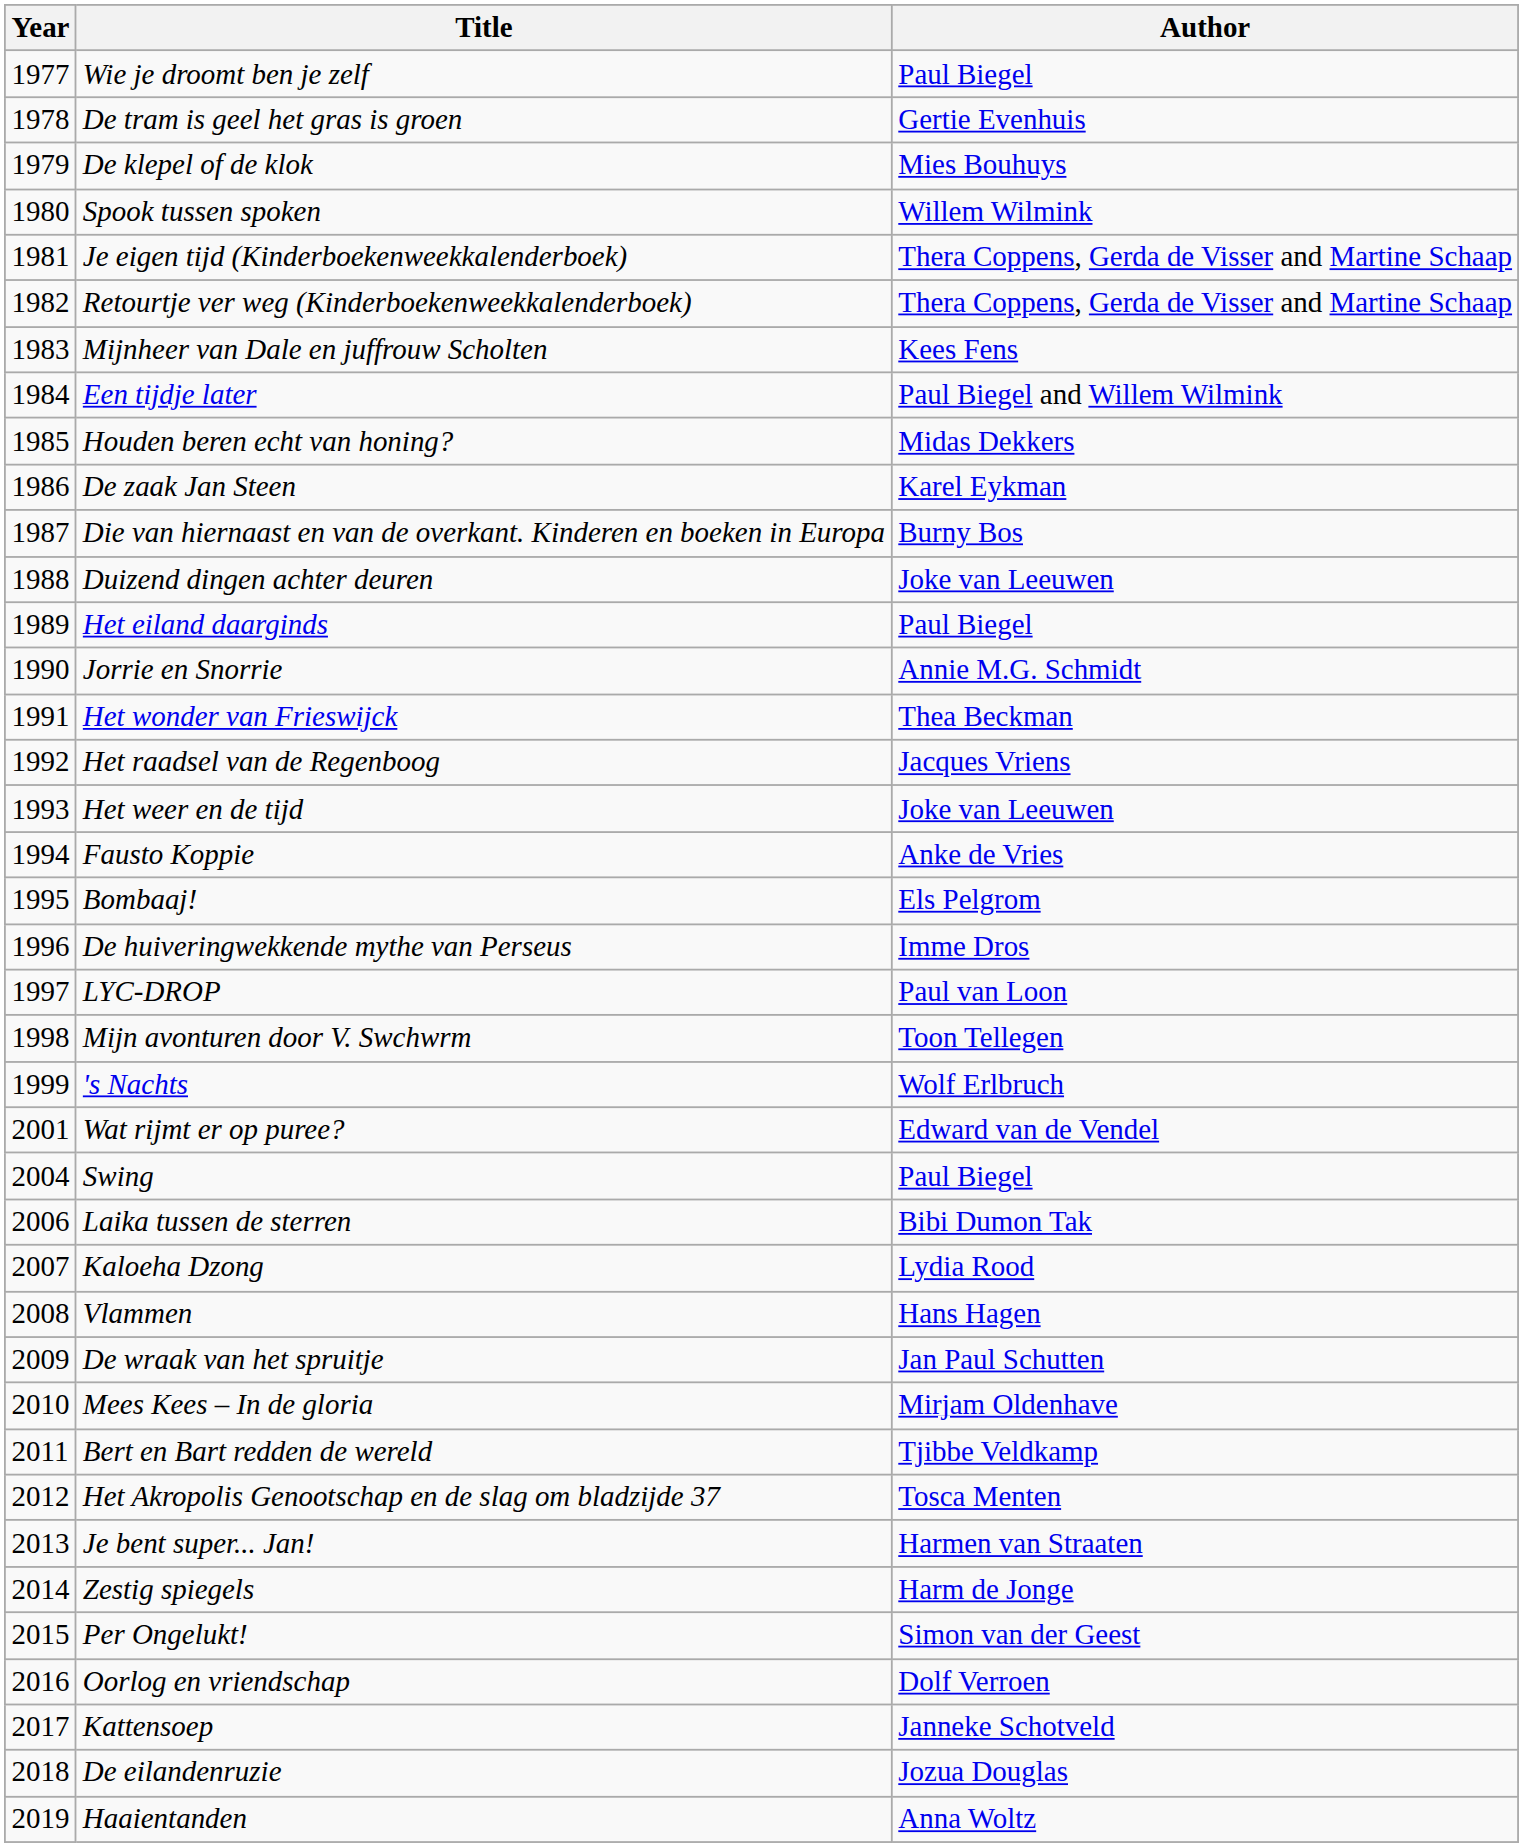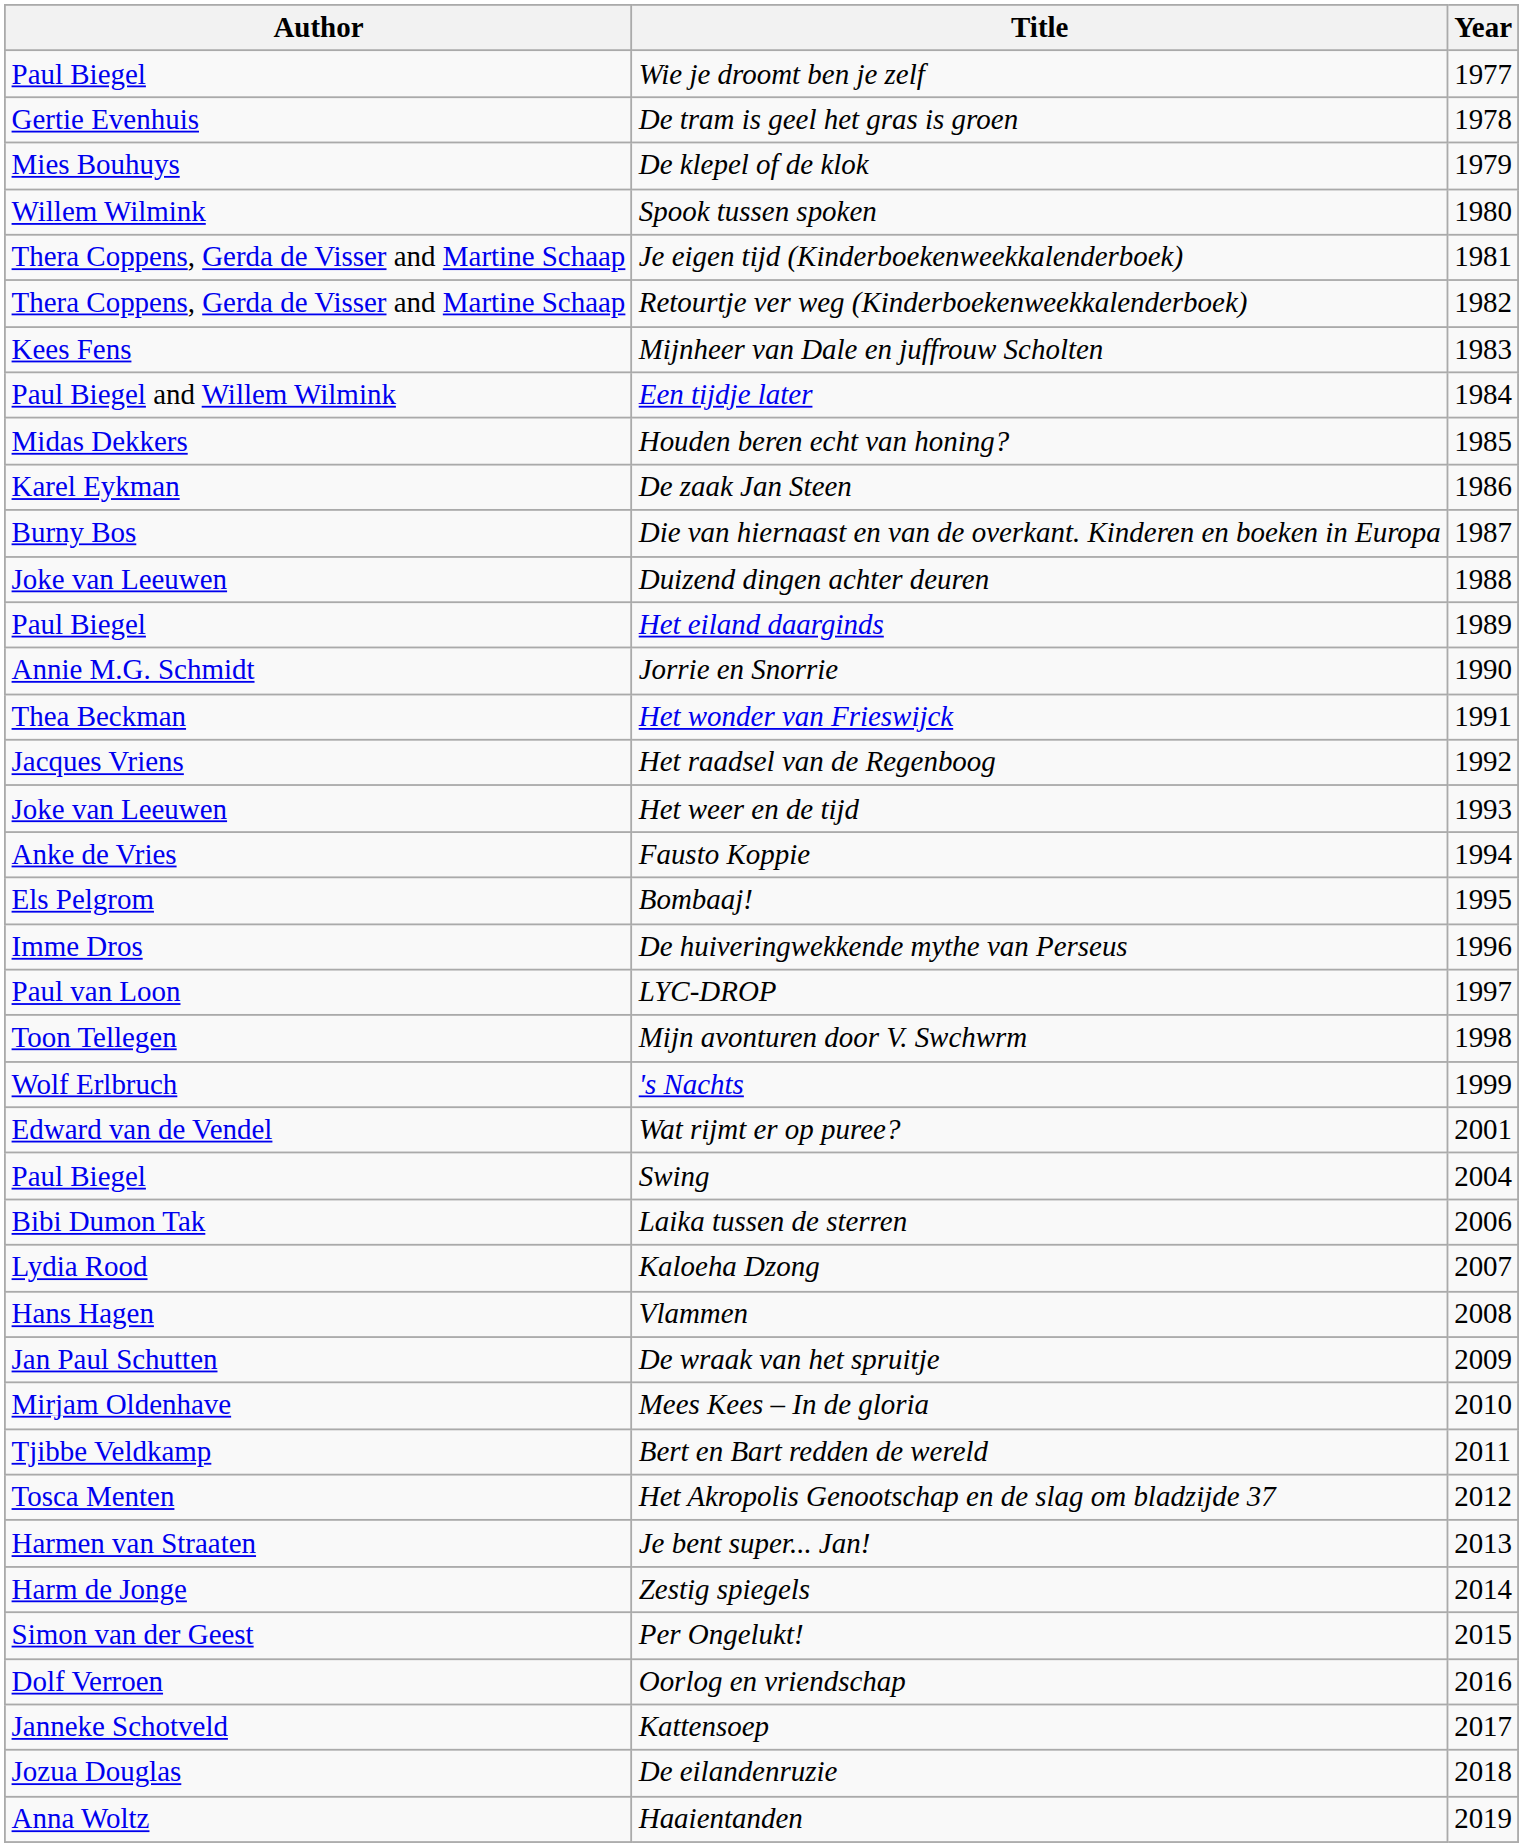columns swapped: (41, 27) <-> (1205, 27)
